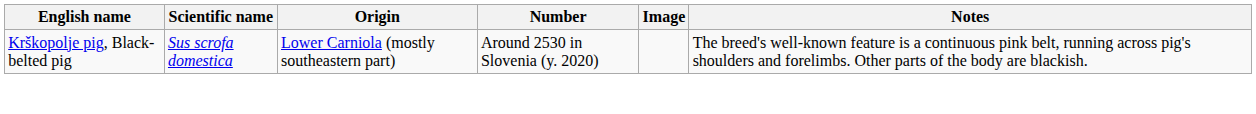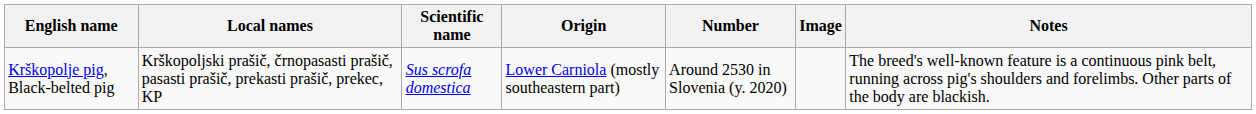+ column: (270, 26)
